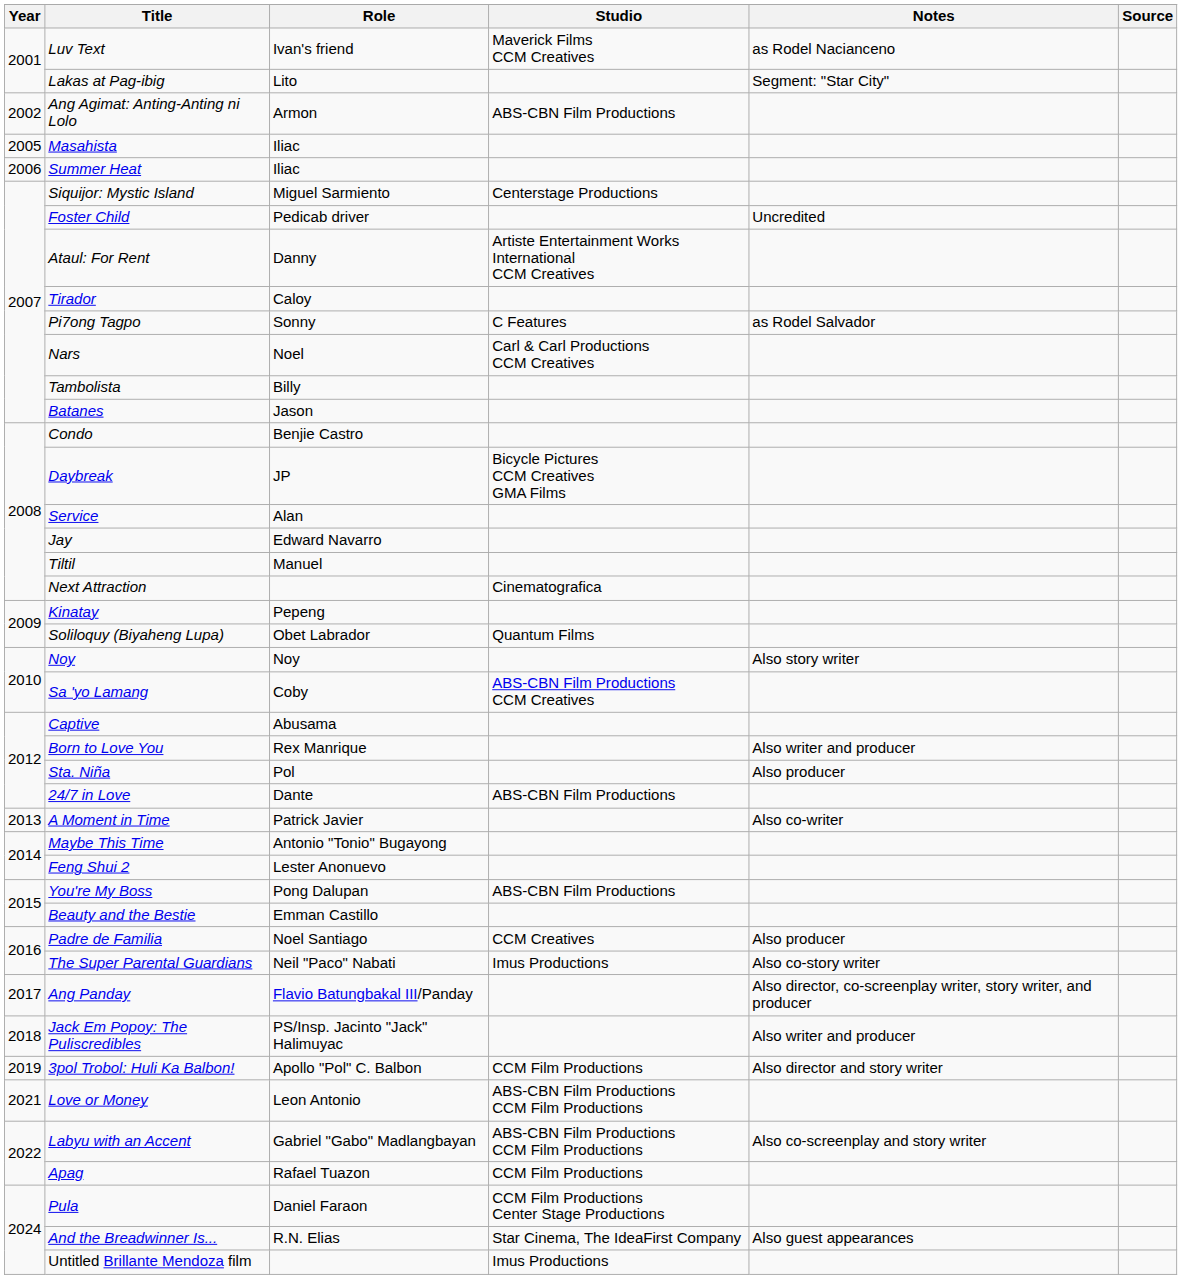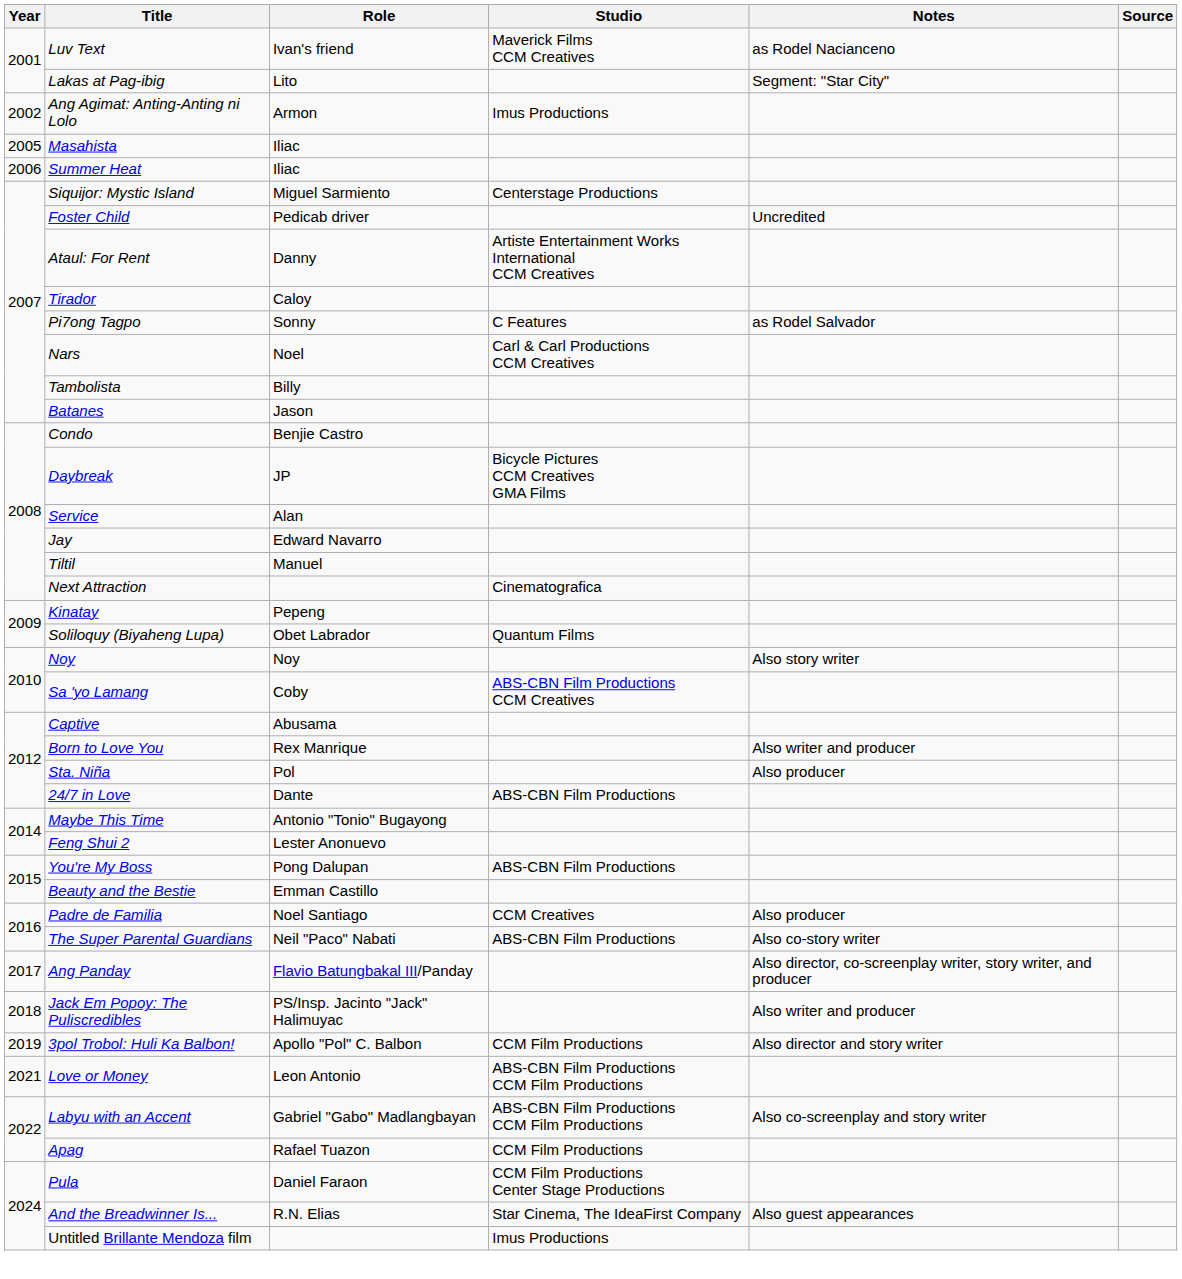(584, 113) ABS-CBN Film Productions -> (550, 113) Imus Productions
- row: (109, 819)
(550, 962) Imus Productions -> (584, 938) ABS-CBN Film Productions
